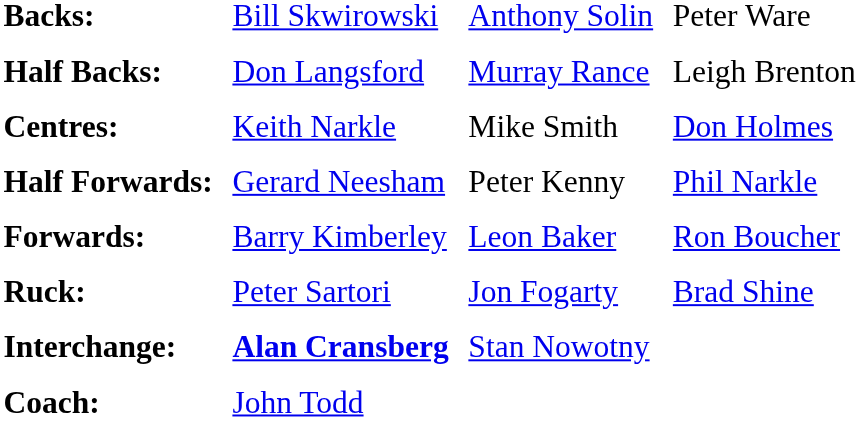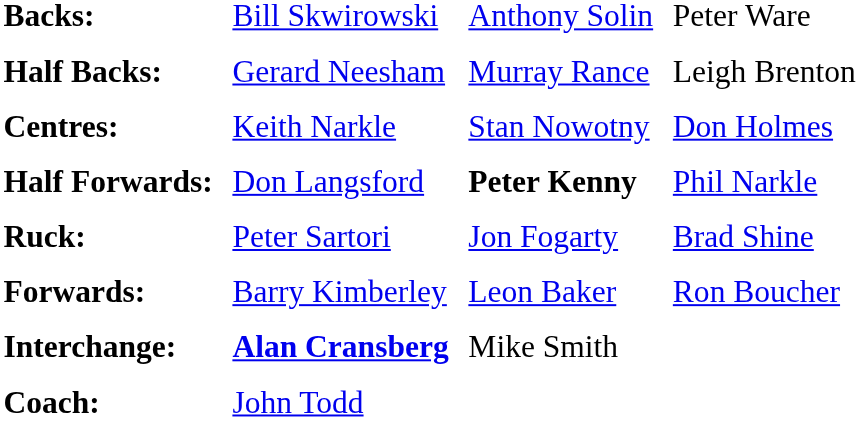(328, 71) Don Langsford -> (339, 71) Gerard Neesham
(543, 126) Mike Smith -> (559, 126) Stan Nowotny
(339, 181) Gerard Neesham -> (328, 181) Don Langsford
(547, 181) normal -> (553, 181) bold
rows swapped: (74, 236) <-> (45, 291)
(559, 347) Stan Nowotny -> (543, 347) Mike Smith
